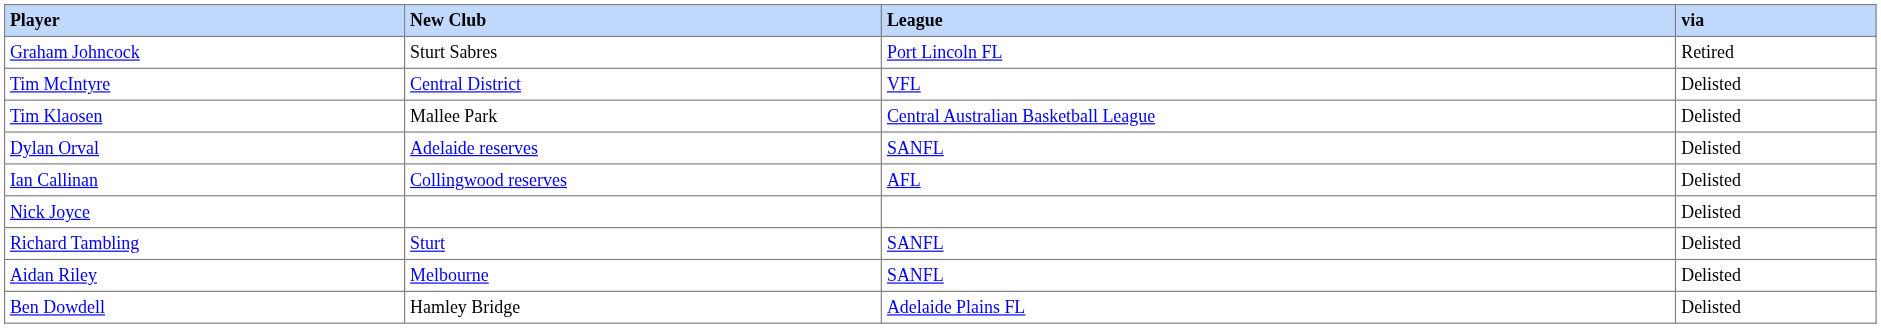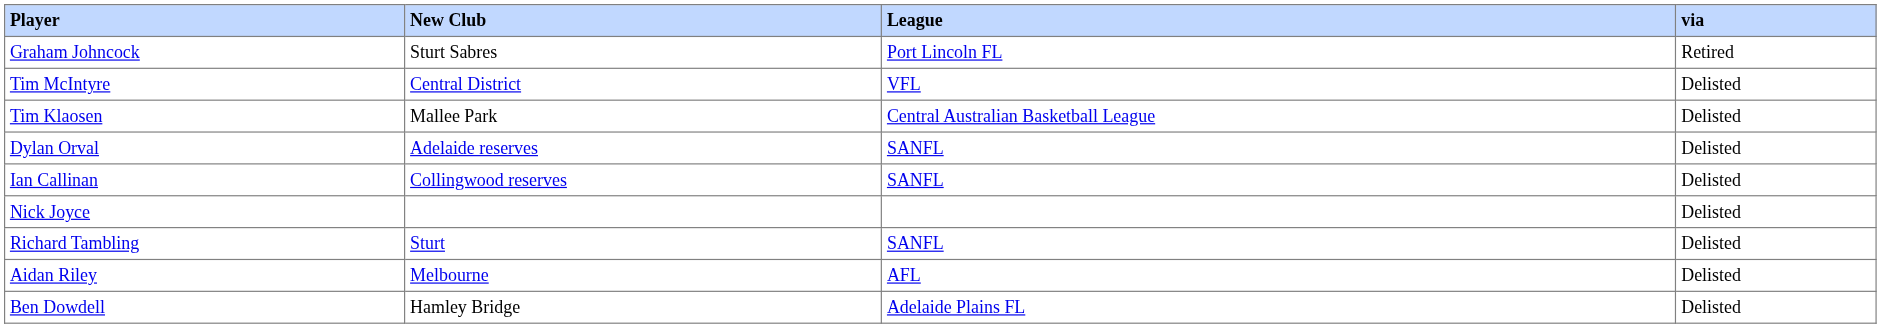(904, 179) AFL -> (915, 179) SANFL
(915, 275) SANFL -> (904, 275) AFL
